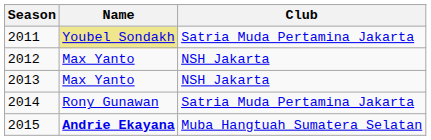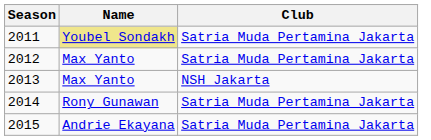(225, 59) NSH Jakarta -> (298, 59) Satria Muda Pertamina Jakarta
(119, 125) bold -> (119, 125) normal
(302, 125) Muba Hangtuah Sumatera Selatan -> (298, 125) Satria Muda Pertamina Jakarta
